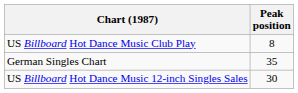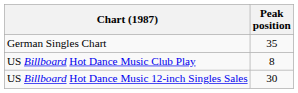rows swapped: (57, 61) <-> (101, 43)
